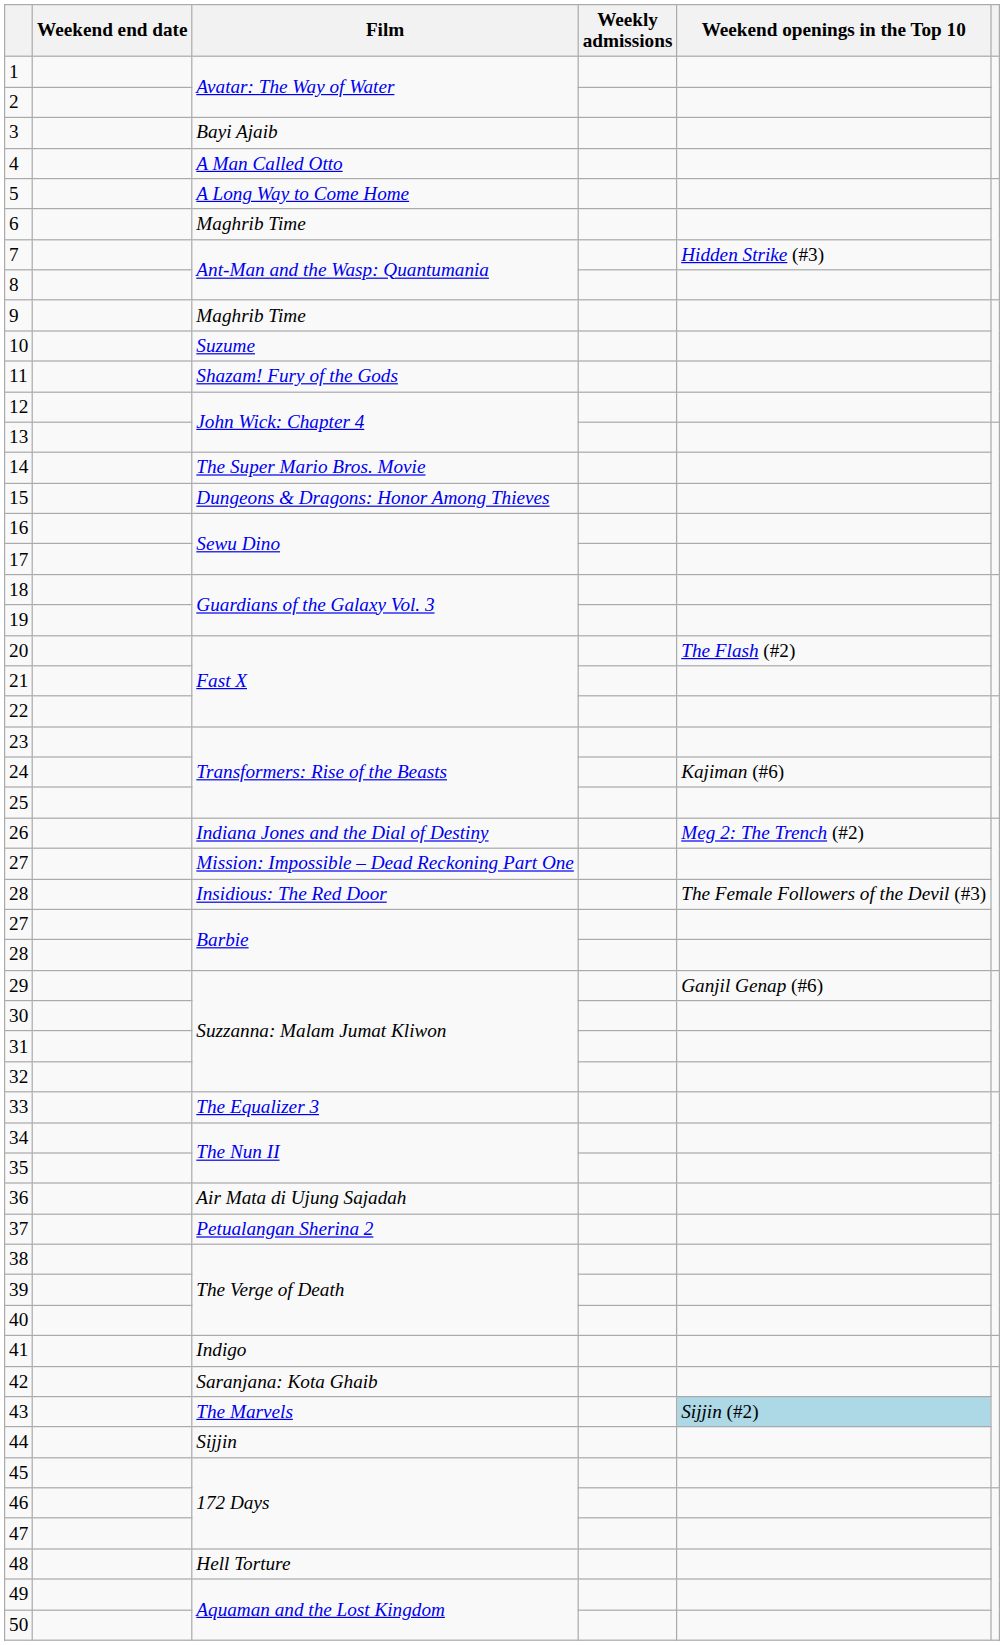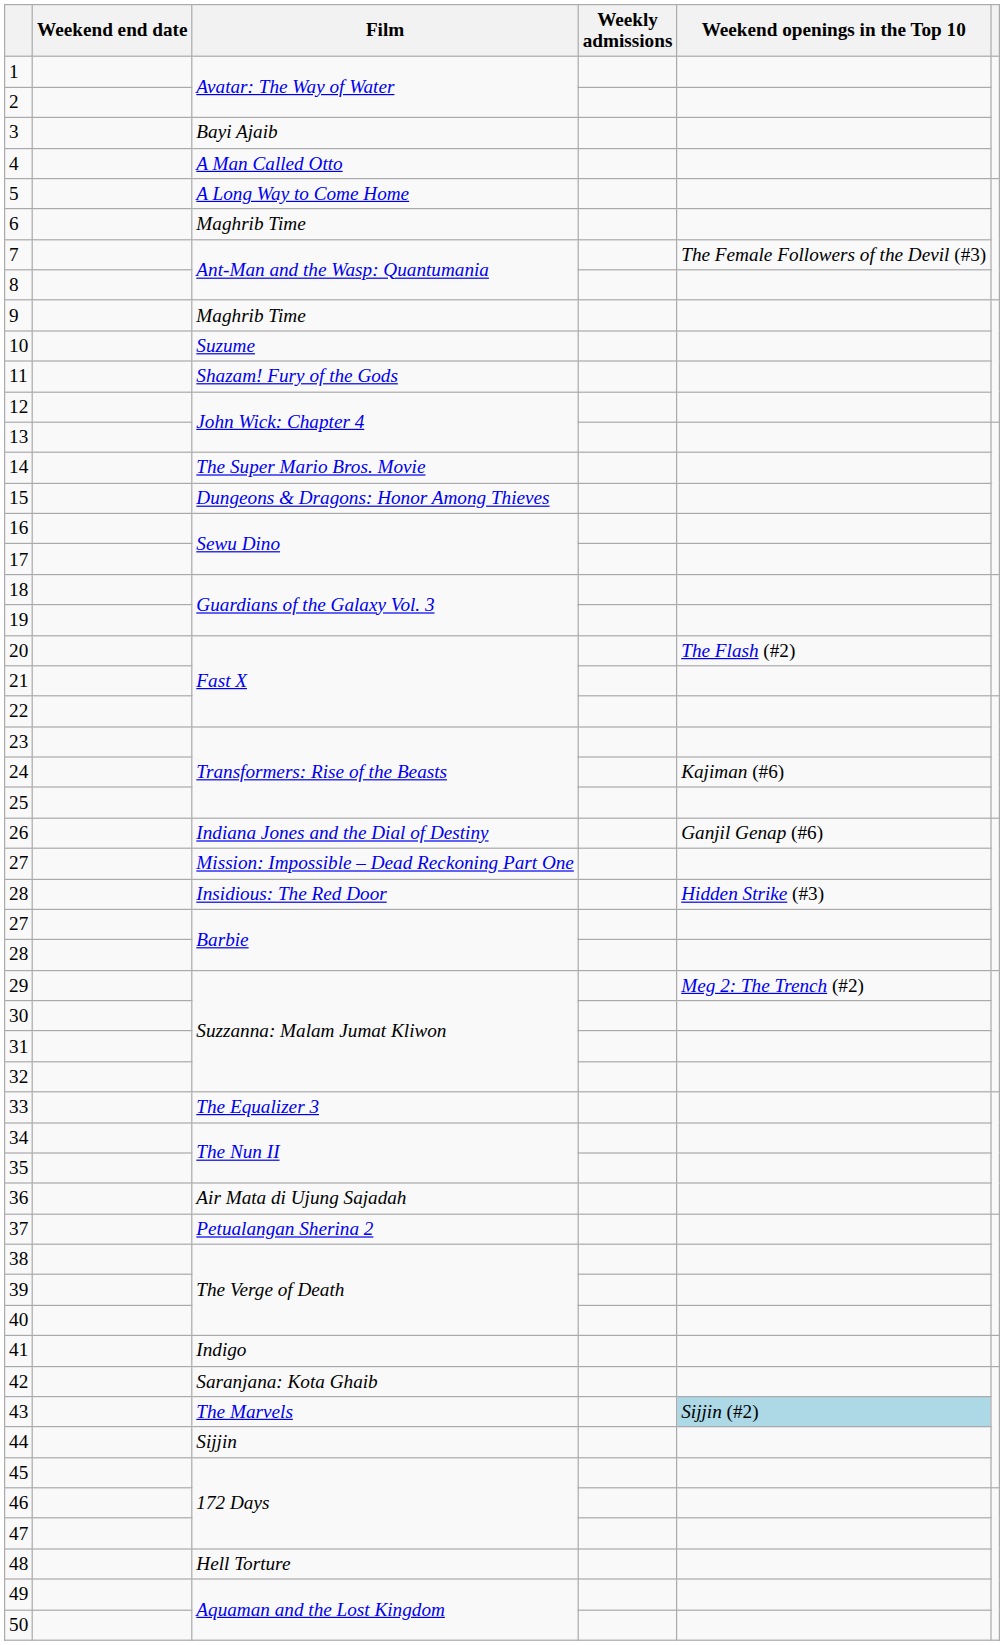(753, 254) Hidden Strike (#3) -> (834, 254) The Female Followers of the Devil (#3)
(773, 833) Meg 2: The Trench (#2) -> (752, 833) Ganjil Genap (#6)
(834, 893) The Female Followers of the Devil (#3) -> (753, 893) Hidden Strike (#3)
(752, 985) Ganjil Genap (#6) -> (773, 985) Meg 2: The Trench (#2)
